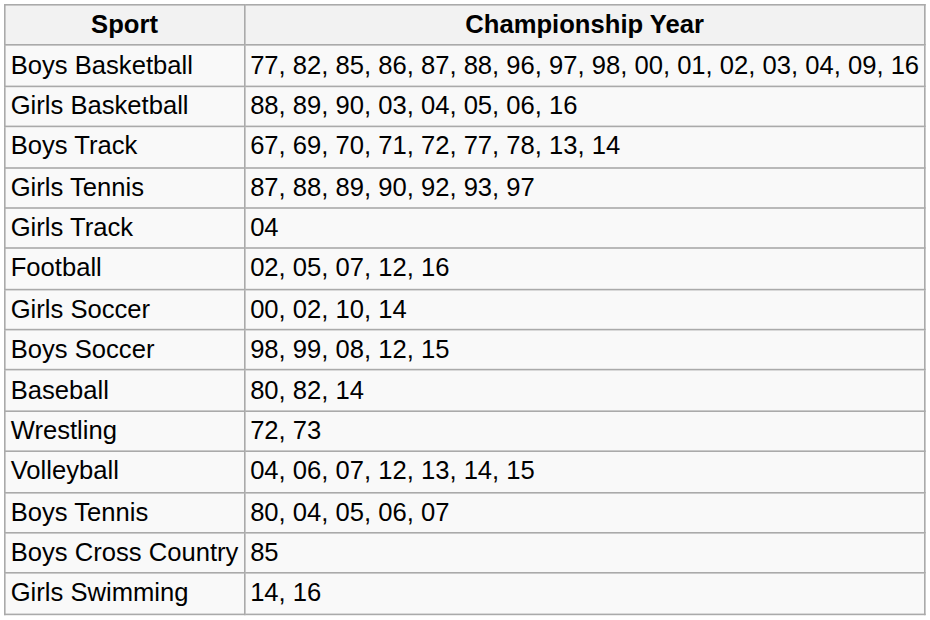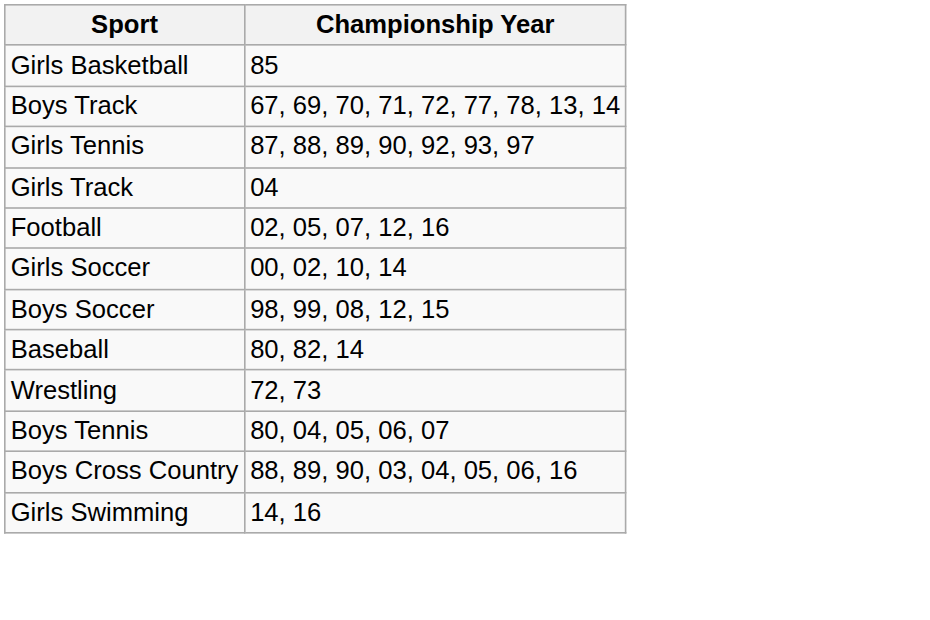- row: (102, 65)
(414, 106) 88, 89, 90, 03, 04, 05, 06, 16 -> (264, 65) 85
- row: (65, 471)
(264, 552) 85 -> (414, 471) 88, 89, 90, 03, 04, 05, 06, 16
